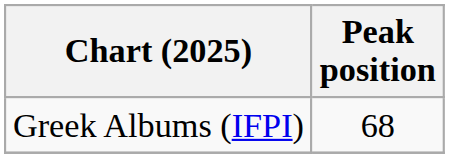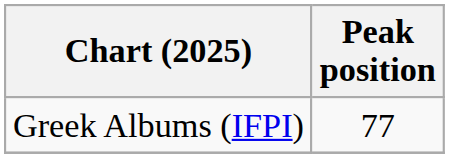(378, 124) 68 -> (378, 124) 77
